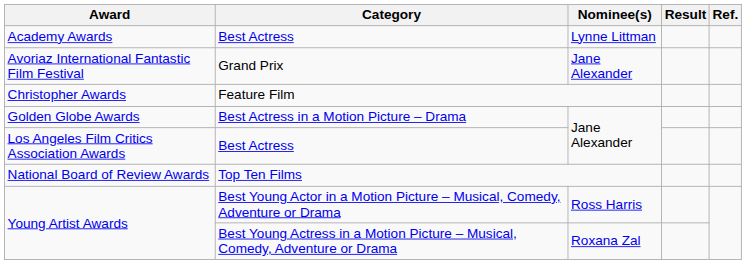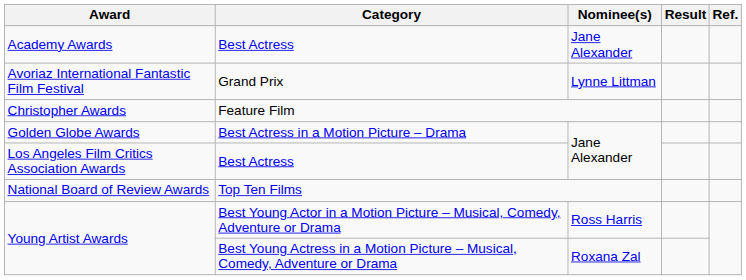(613, 36) Lynne Littman -> (602, 44) Jane Alexander
(602, 66) Jane Alexander -> (613, 81) Lynne Littman
